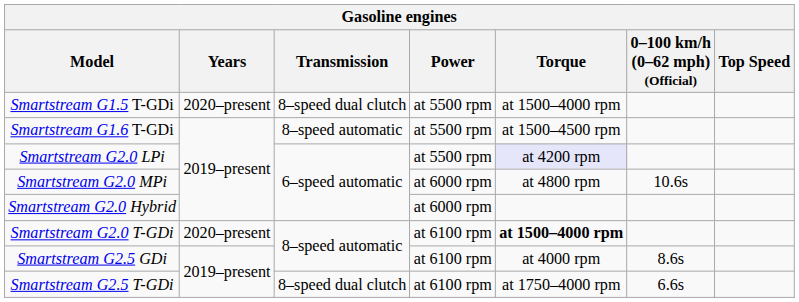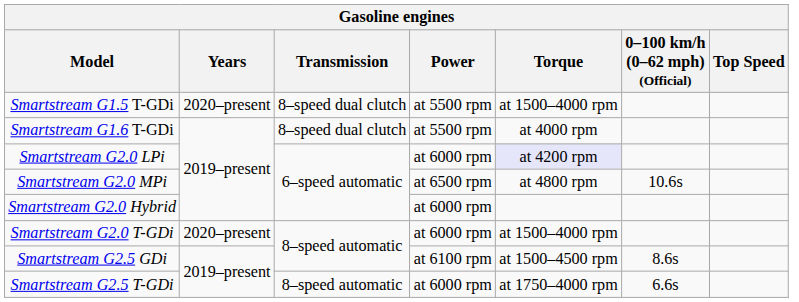(342, 130) 8–speed automatic -> (342, 130) 8–speed dual clutch
(561, 130) at 1500–4500 rpm -> (559, 130) at 4000 rpm
(453, 156) at 5500 rpm -> (453, 156) at 6000 rpm
(453, 181) at 6000 rpm -> (453, 181) at 6500 rpm
(453, 233) at 6100 rpm -> (453, 233) at 6000 rpm
(561, 233) bold -> (559, 233) normal
(561, 258) at 4000 rpm -> (559, 258) at 1500–4500 rpm
(342, 284) 8–speed dual clutch -> (342, 284) 8–speed automatic
(453, 284) at 6100 rpm -> (453, 284) at 6000 rpm
